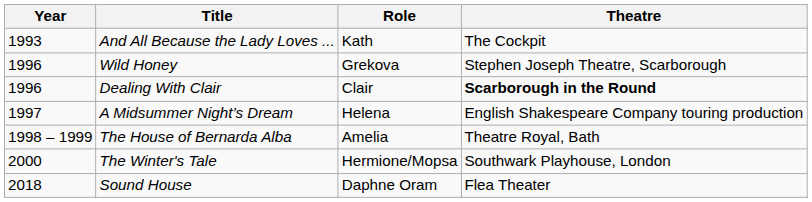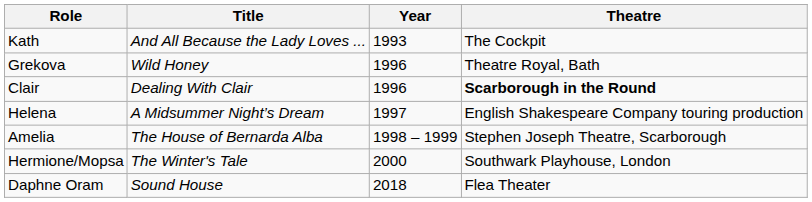columns swapped: (50, 16) <-> (400, 16)
(595, 64) Stephen Joseph Theatre, Scarborough -> (532, 64) Theatre Royal, Bath
(532, 137) Theatre Royal, Bath -> (595, 137) Stephen Joseph Theatre, Scarborough
